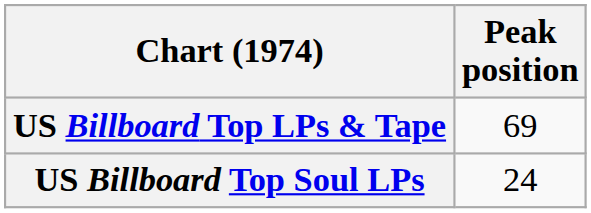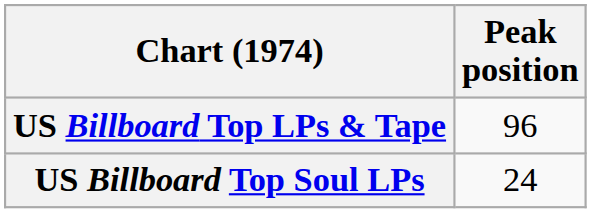(520, 125) 69 -> (520, 125) 96
